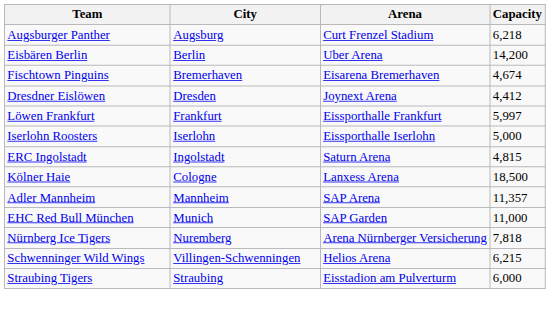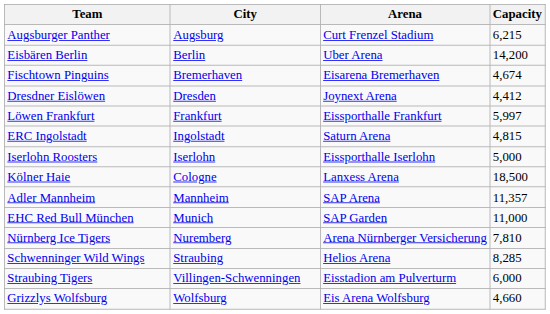(507, 34) 6,218 -> (507, 34) 6,215
rows swapped: (47, 156) <-> (52, 136)
(507, 237) 7,818 -> (507, 237) 7,810
(237, 258) Villingen-Schwenningen -> (198, 258) Straubing
(507, 258) 6,215 -> (507, 258) 8,285
(198, 278) Straubing -> (237, 278) Villingen-Schwenningen
+ row: (57, 298)
